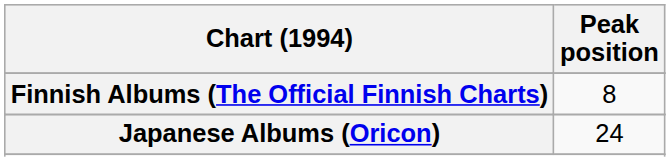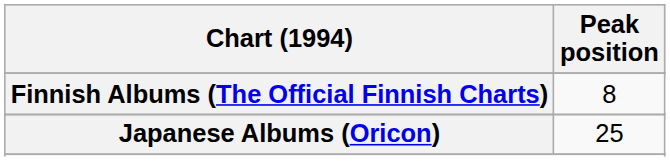(609, 133) 24 -> (609, 133) 25
